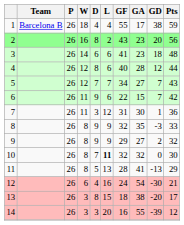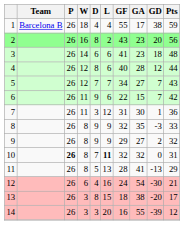(71, 154) normal -> (71, 154) bold
(173, 154) 30 -> (173, 154) 31
